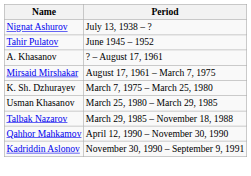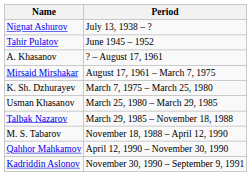+ row: (34, 133)
